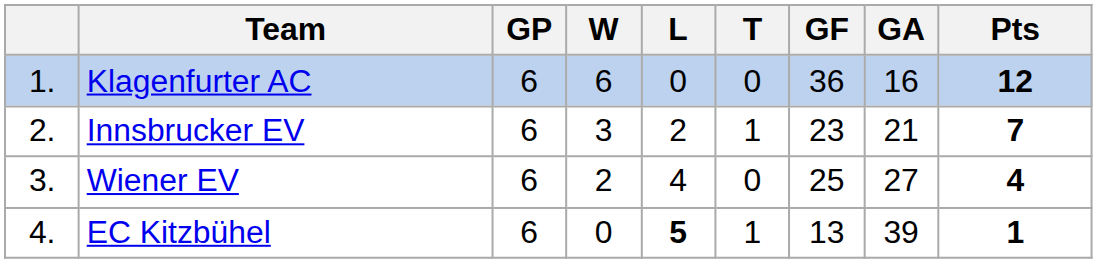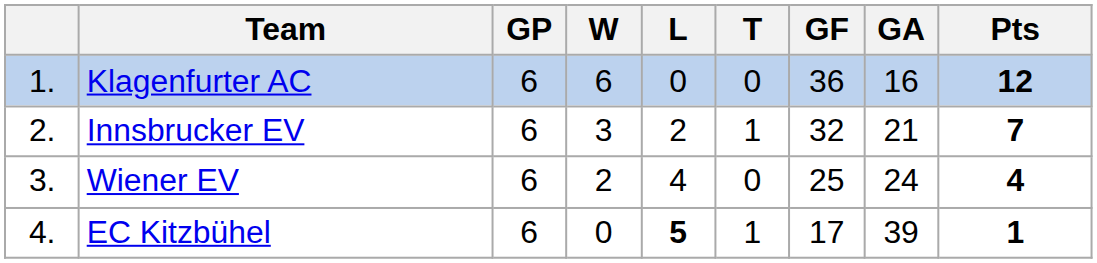(827, 130) 23 -> (827, 130) 32
(901, 181) 27 -> (901, 181) 24
(827, 231) 13 -> (827, 231) 17
